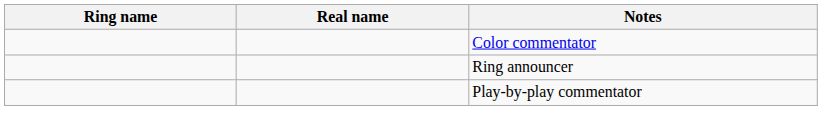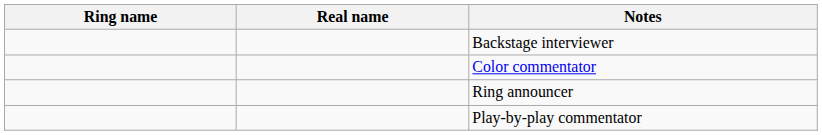+ row: (543, 42)
